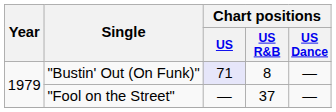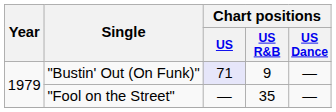(267, 72) 8 -> (267, 72) 9
(267, 96) 37 -> (267, 96) 35
